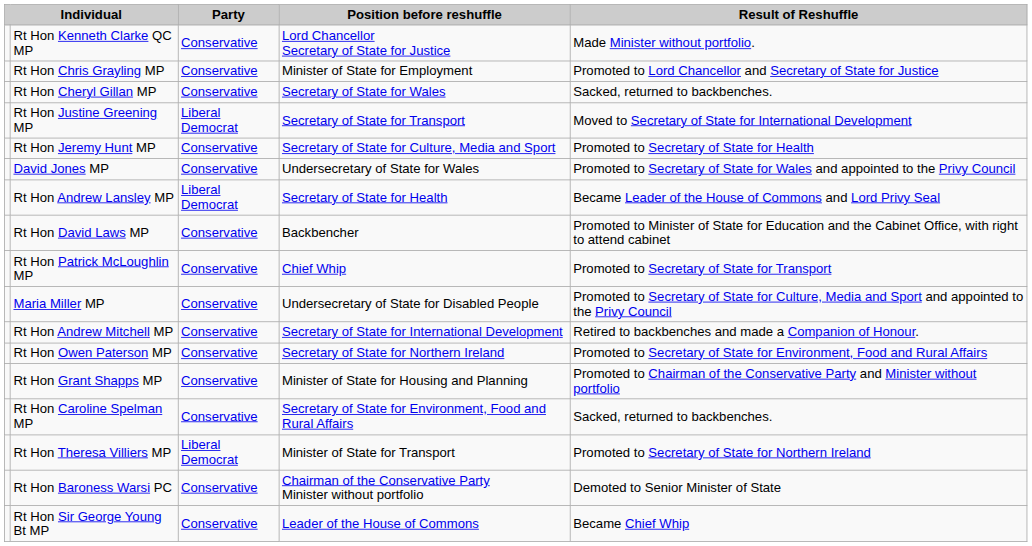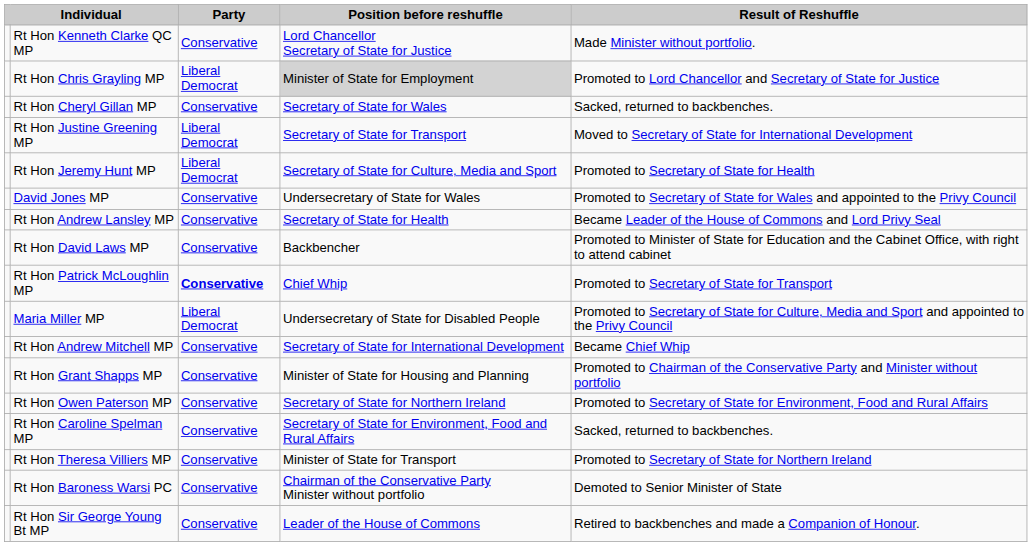(219, 71) Conservative -> (209, 78) Liberal Democrat
(377, 71) no background -> (378, 78) lightgrey background
(219, 148) Conservative -> (209, 170) Liberal Democrat
(209, 197) Liberal Democrat -> (219, 219) Conservative
(219, 268) normal -> (222, 283) bold
(219, 304) Conservative -> (209, 318) Liberal Democrat
(746, 332) Retired to backbenches and made a Companion of Honour. -> (632, 347) Became Chief Whip
rows swapped: (93, 353) <-> (88, 381)
(209, 452) Liberal Democrat -> (219, 459) Conservative
(631, 523) Became Chief Whip -> (747, 523) Retired to backbenches and made a Companion of Honour.
